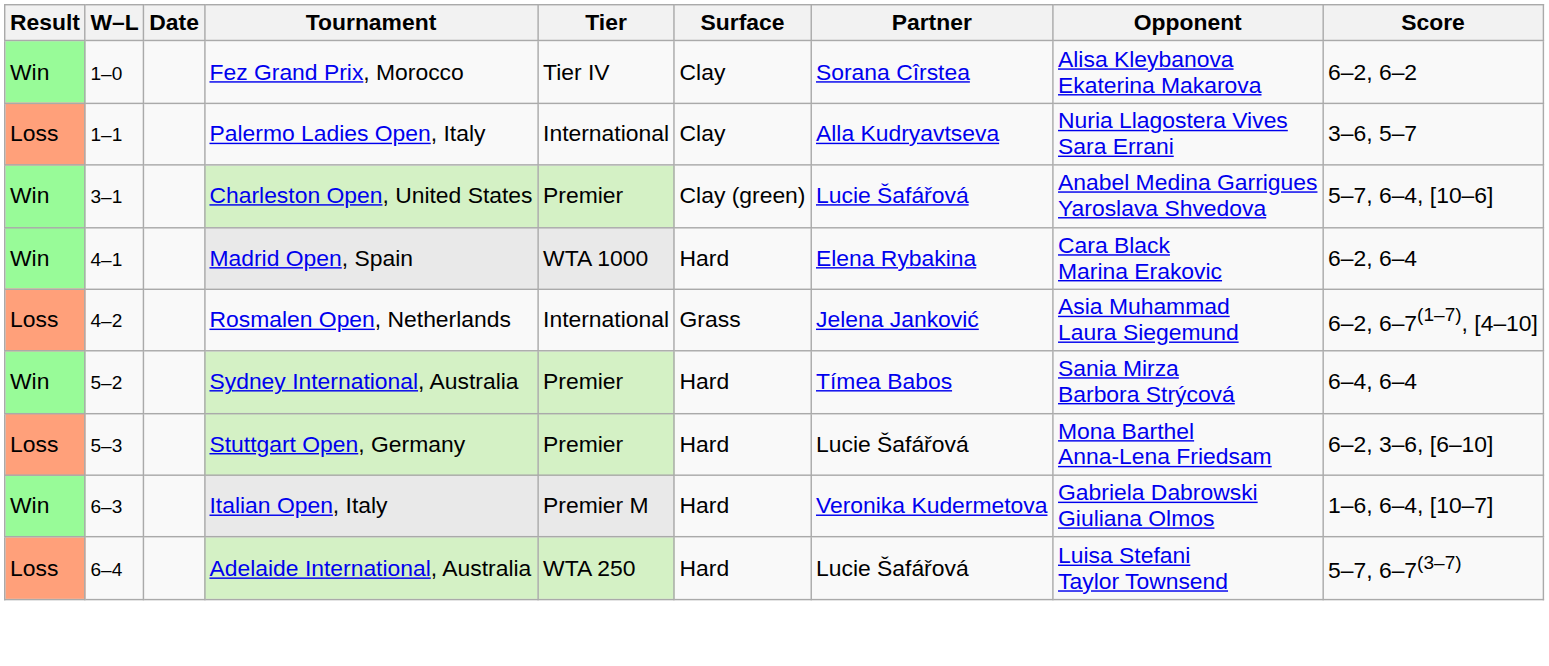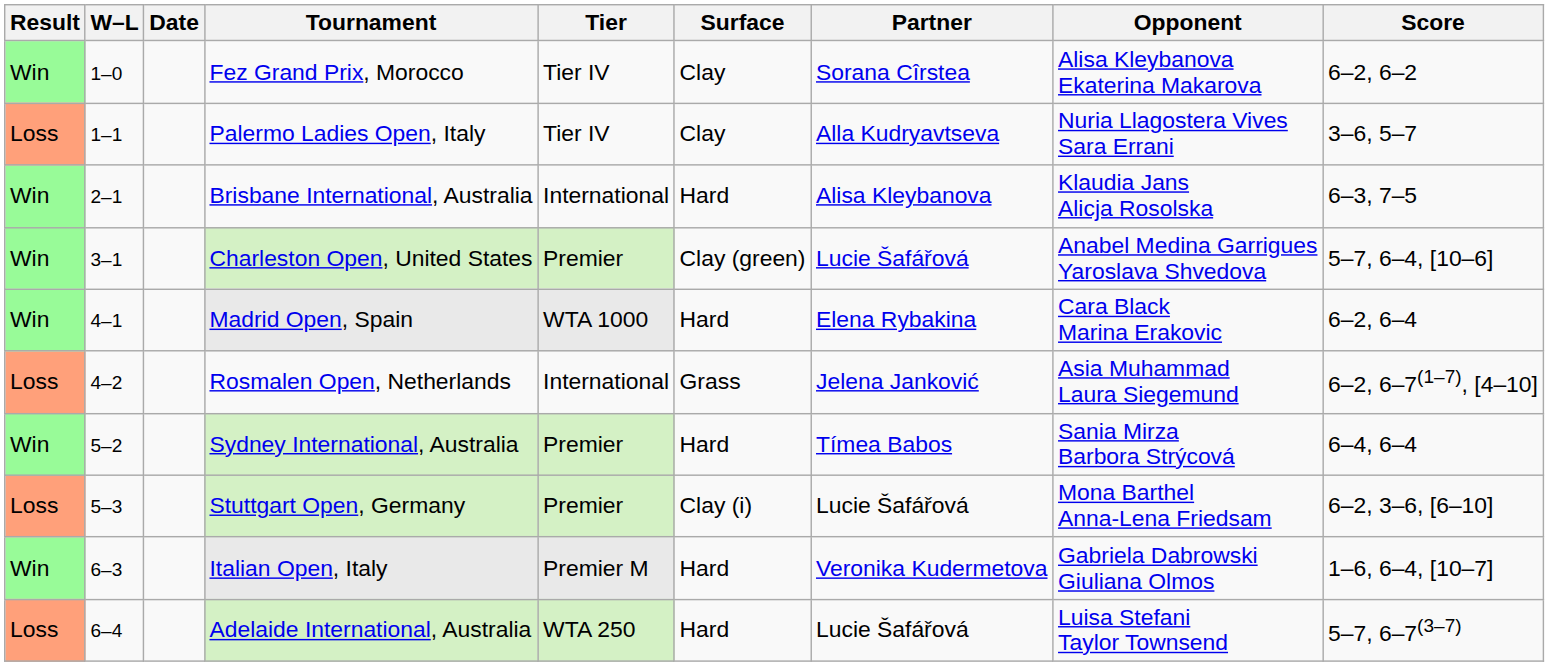(606, 133) International -> (576, 133) Tier IV
+ row: (371, 195)
(704, 443) Hard -> (716, 505) Clay (i)
